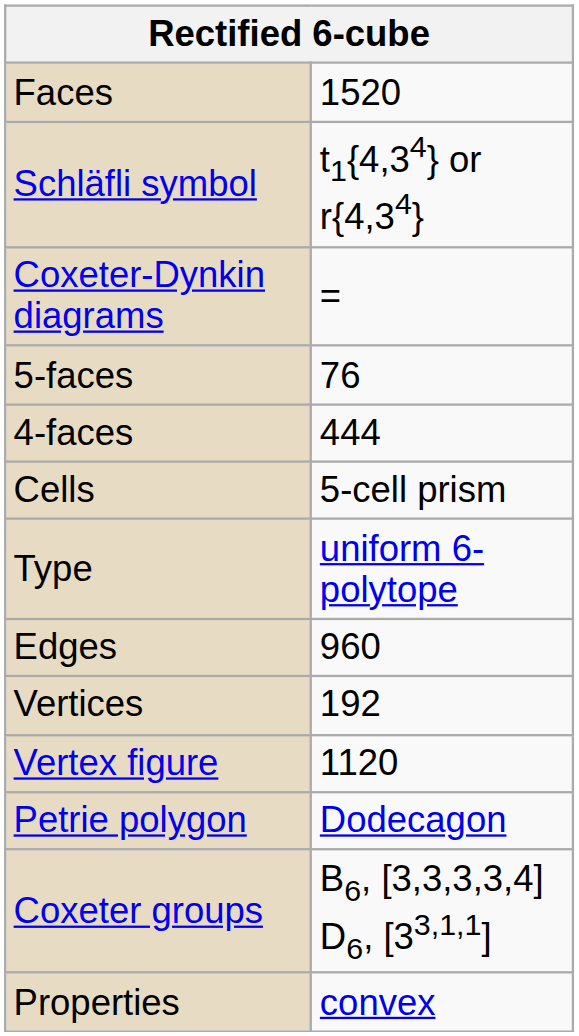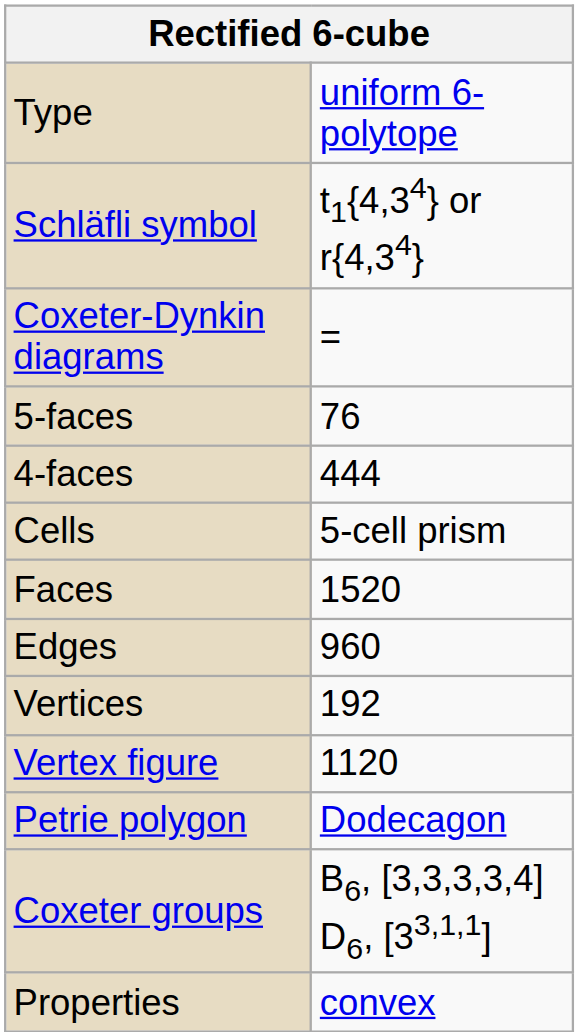rows swapped: (53, 568) <-> (63, 91)
